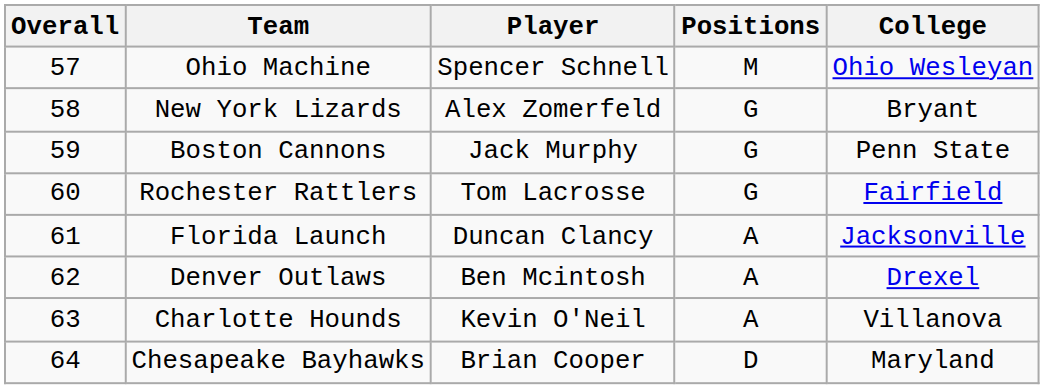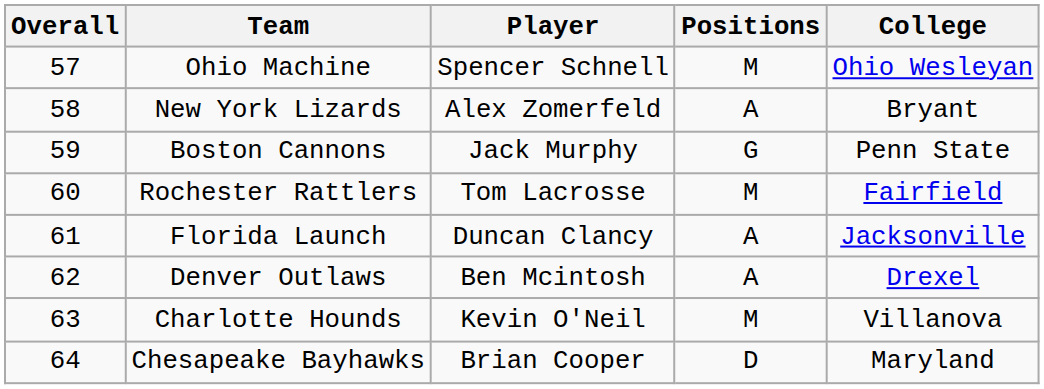(751, 110) G -> (751, 110) A
(751, 194) G -> (751, 194) M
(751, 320) A -> (751, 320) M
